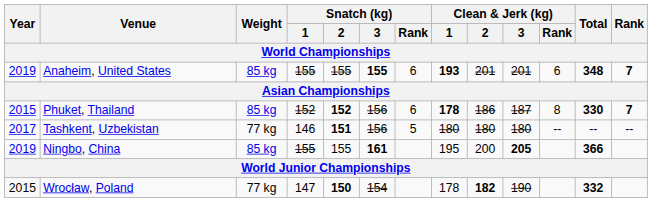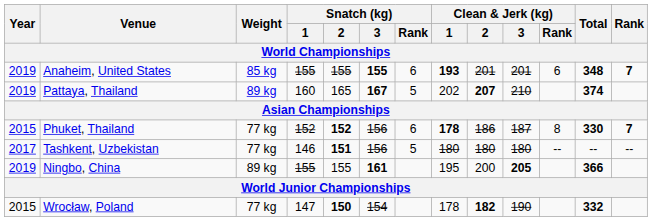+ row: (90, 91)
(262, 110) 85 kg -> (262, 129) 77 kg
(262, 149) 85 kg -> (262, 168) 89 kg
